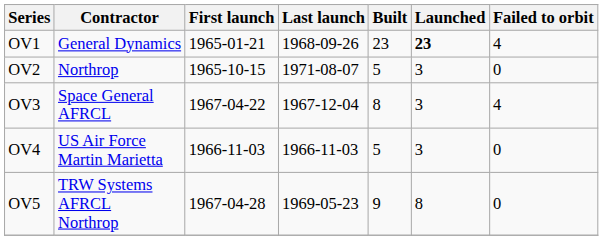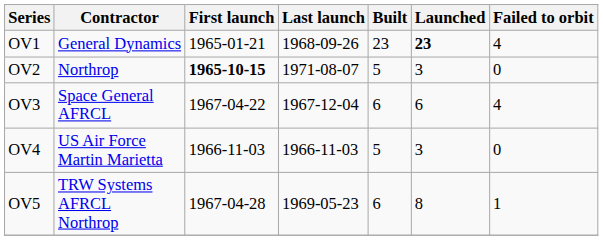(227, 69) normal -> (227, 69) bold
(377, 105) 8 -> (377, 105) 6
(419, 105) 3 -> (419, 105) 6
(377, 203) 9 -> (377, 203) 6
(497, 203) 0 -> (497, 203) 1
